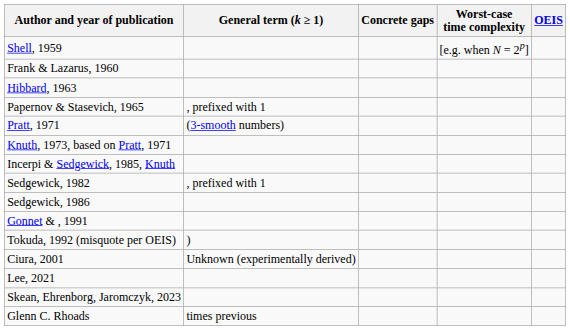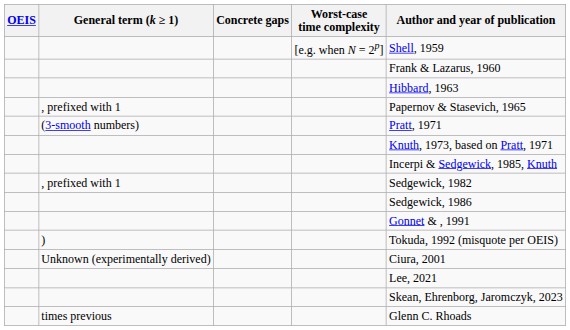columns swapped: (548, 20) <-> (94, 20)
